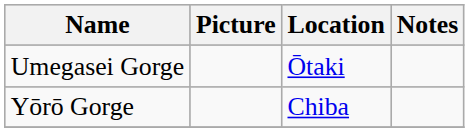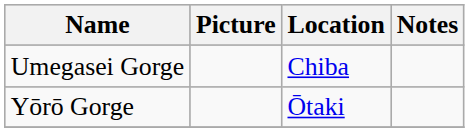(316, 65) Ōtaki -> (318, 65) Chiba
(318, 106) Chiba -> (316, 106) Ōtaki
